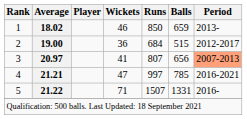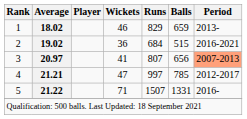(155, 28) 850 -> (155, 28) 829
(52, 43) 19.00 -> (52, 43) 19.02
(218, 43) 2012-2017 -> (218, 43) 2016-2021
(218, 75) 2016-2021 -> (218, 75) 2012-2017
